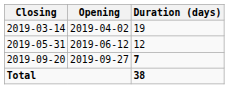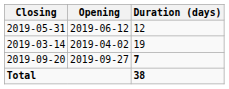rows swapped: (36, 28) <-> (36, 44)
